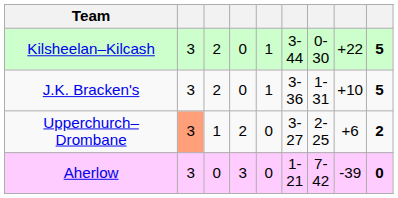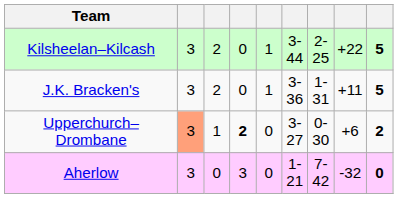(321, 49) 0-30 -> (321, 49) 2-25
(350, 90) +10 -> (350, 90) +11
(243, 131) normal -> (243, 131) bold
(321, 131) 2-25 -> (321, 131) 0-30
(350, 172) -39 -> (350, 172) -32
